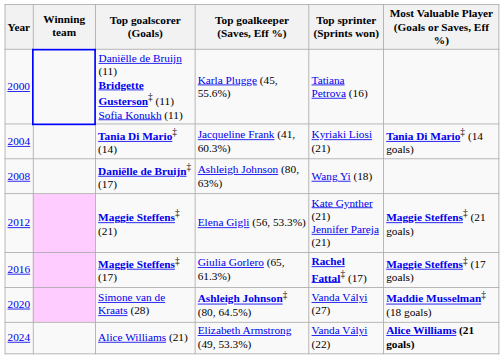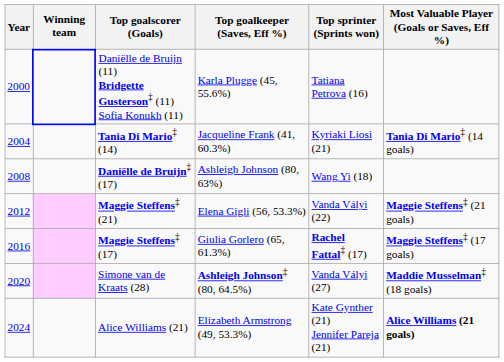(345, 222) Kate Gynther (21) Jennifer Pareja (21) -> (339, 211) Vanda Vályi (22)
(339, 337) Vanda Vályi (22) -> (345, 327) Kate Gynther (21) Jennifer Pareja (21)
